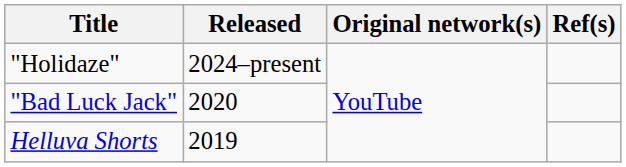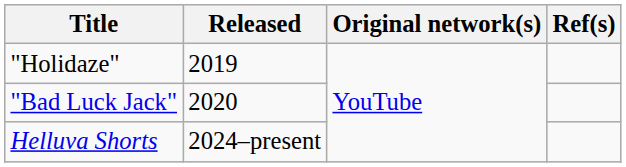(255, 63) 2024–present -> (213, 63) 2019
(213, 141) 2019 -> (255, 141) 2024–present
